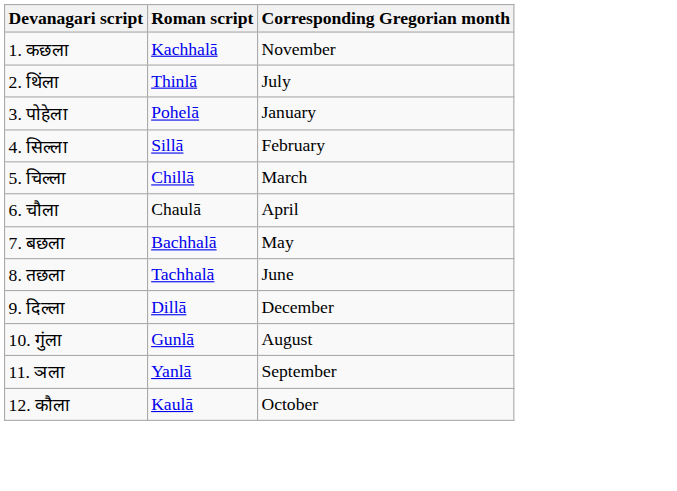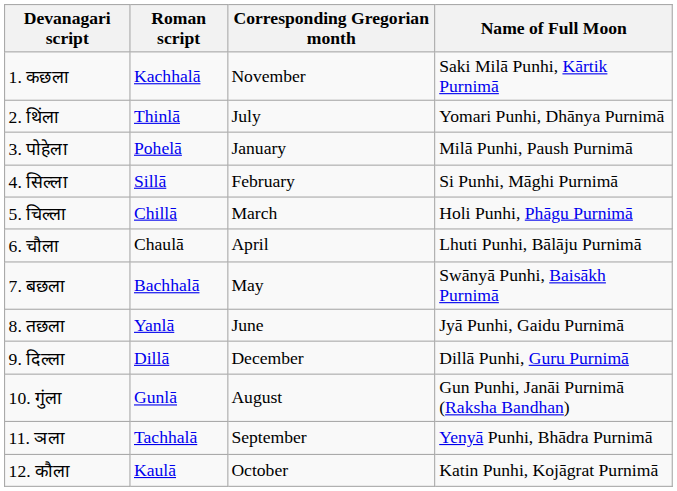+ column: (554, 28)
(183, 274) Tachhalā -> (154, 325) Yanlā
(171, 371) Yanlā -> (166, 437) Tachhalā
